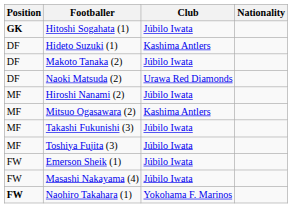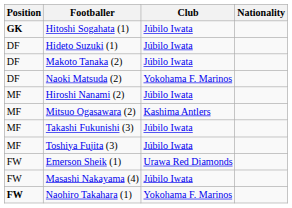(177, 46) Kashima Antlers -> (168, 46) Júbilo Iwata
(188, 79) Urawa Red Diamonds -> (188, 79) Yokohama F. Marinos
(168, 161) Júbilo Iwata -> (188, 161) Urawa Red Diamonds
